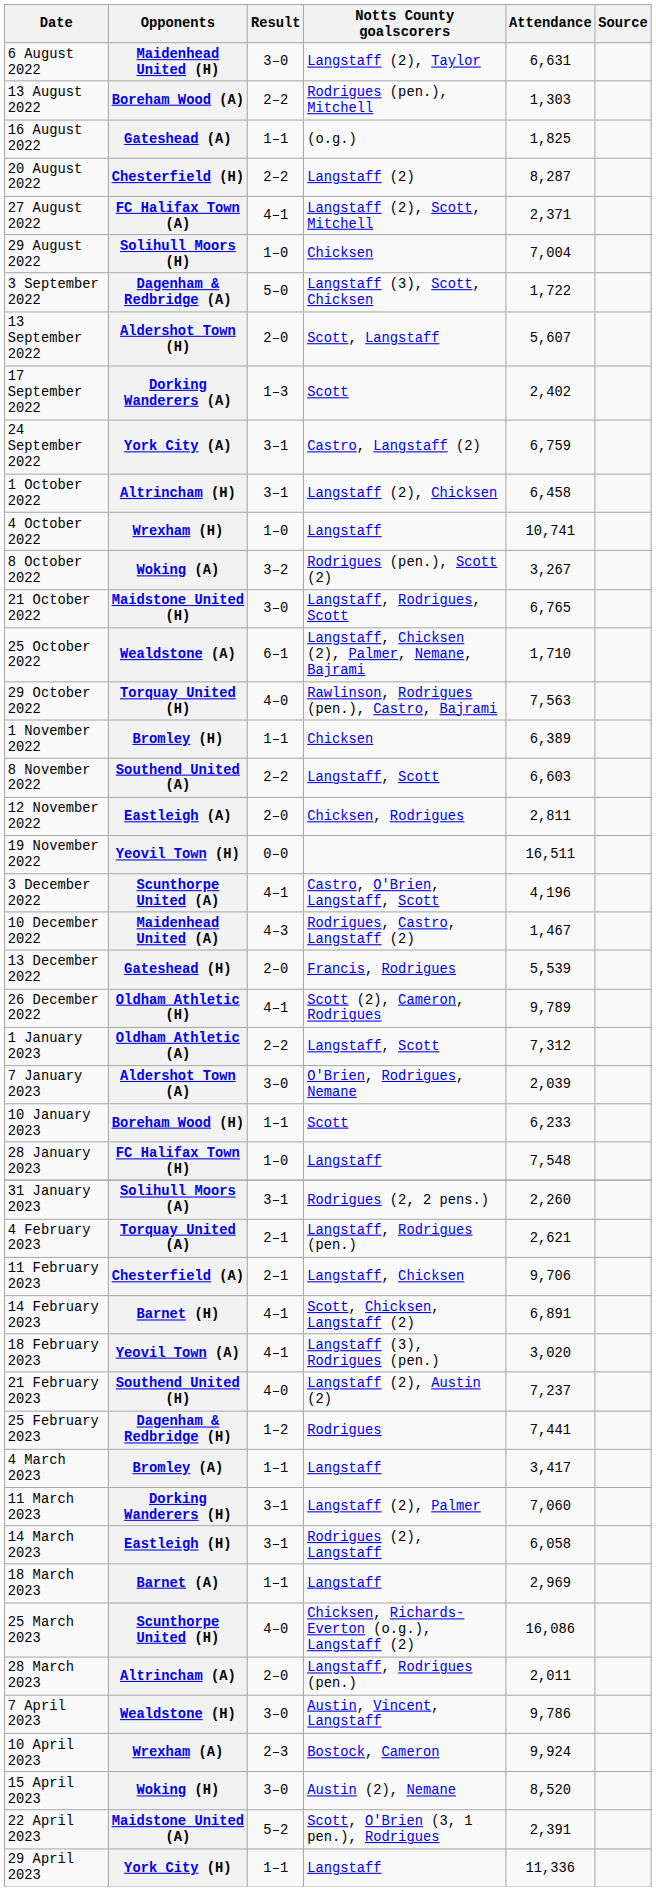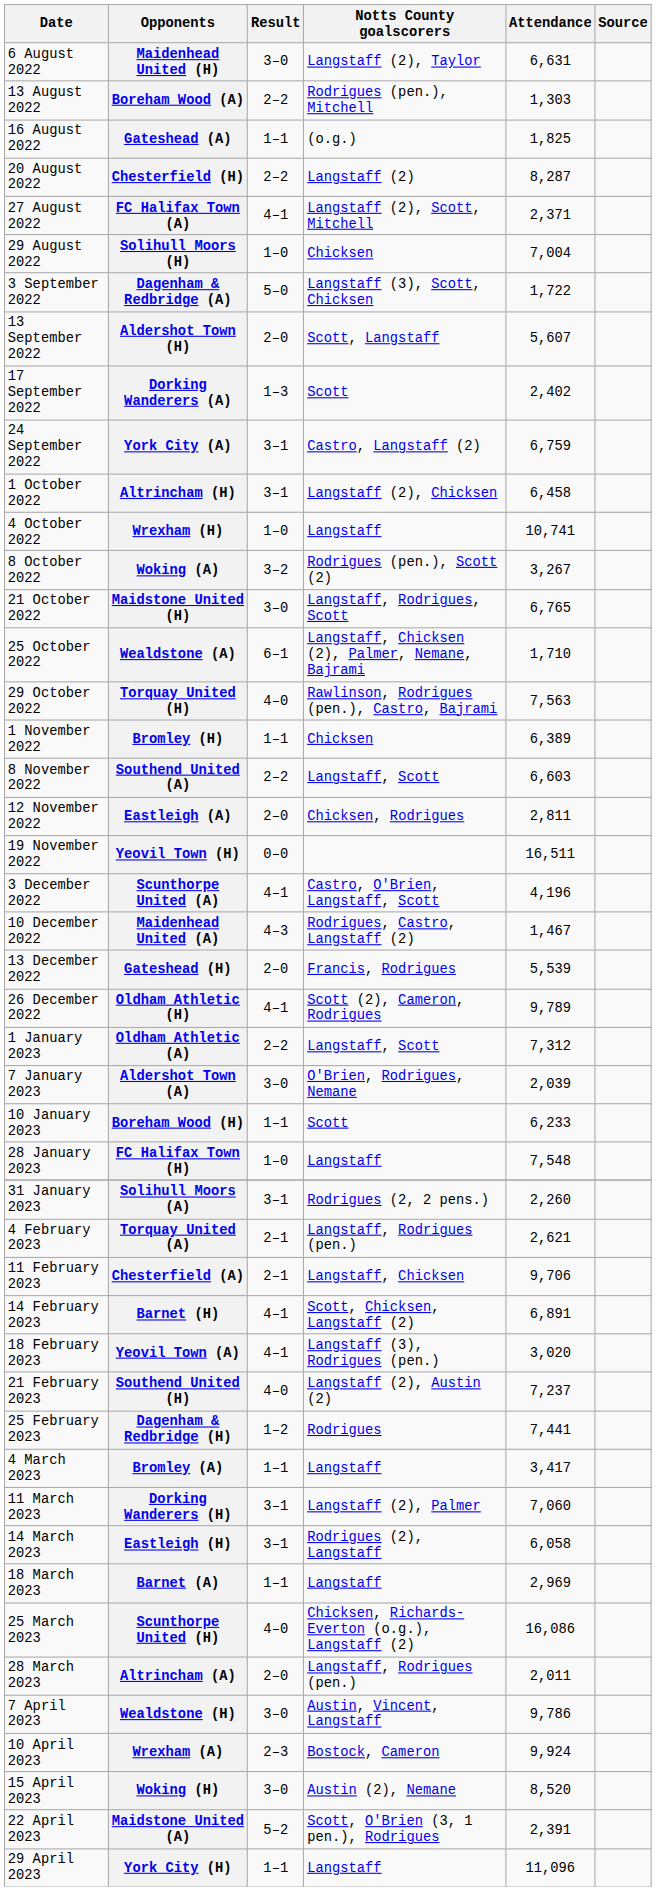(550, 1868) 11,336 -> (550, 1868) 11,096
